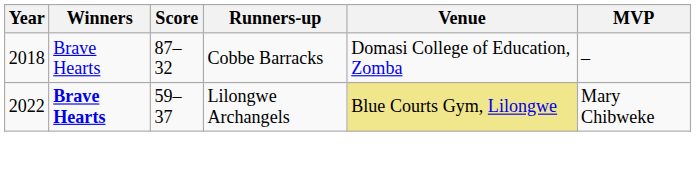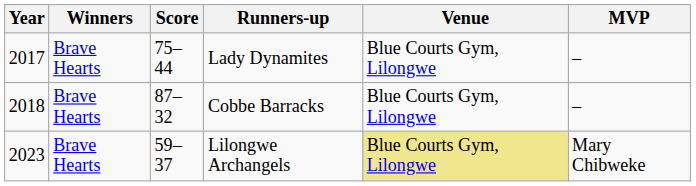+ row: (268, 57)
(461, 57) Domasi College of Education, Zomba -> (433, 106) Blue Courts Gym, Lilongwe
(27, 106) 2022 -> (27, 155) 2023
(79, 106) bold -> (77, 155) normal
